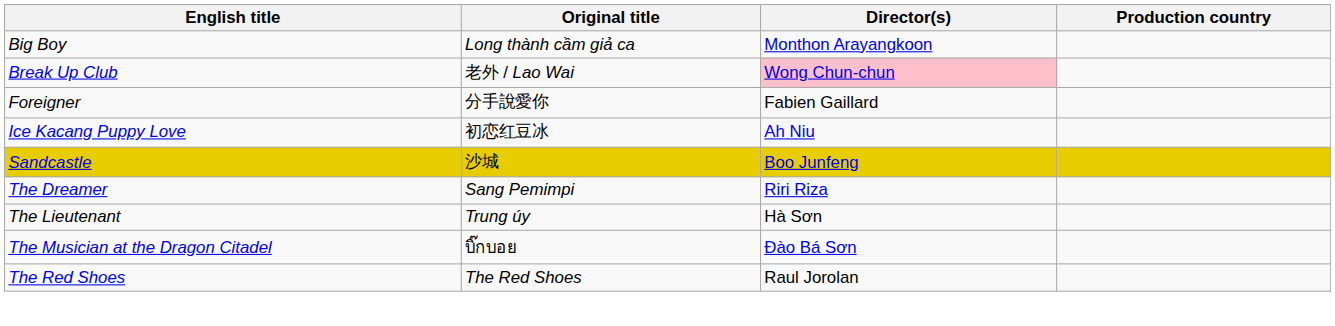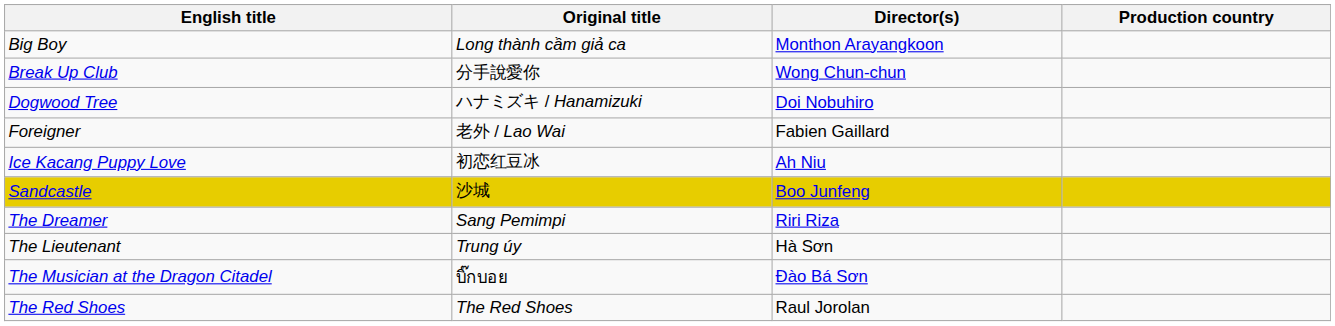(519, 72) 老外 / Lao Wai -> (498, 72) 分手說愛你
(830, 72) pink background -> (841, 72) no background
+ row: (63, 102)
(507, 101) 分手說愛你 -> (510, 131) 老外 / Lao Wai
